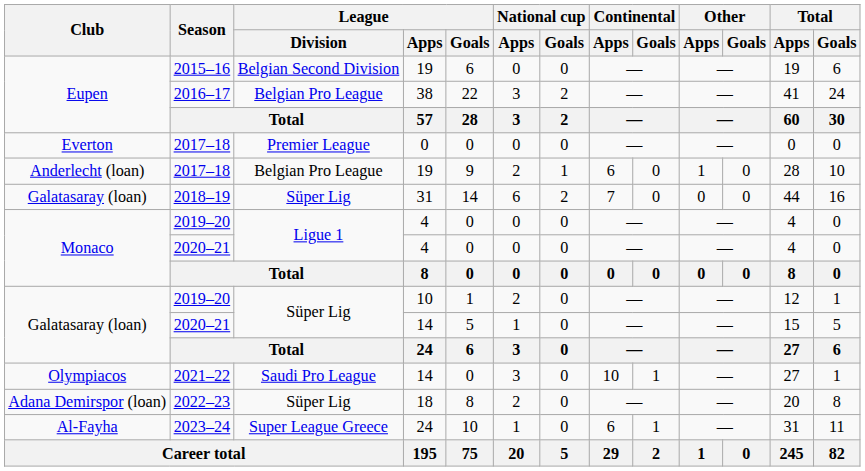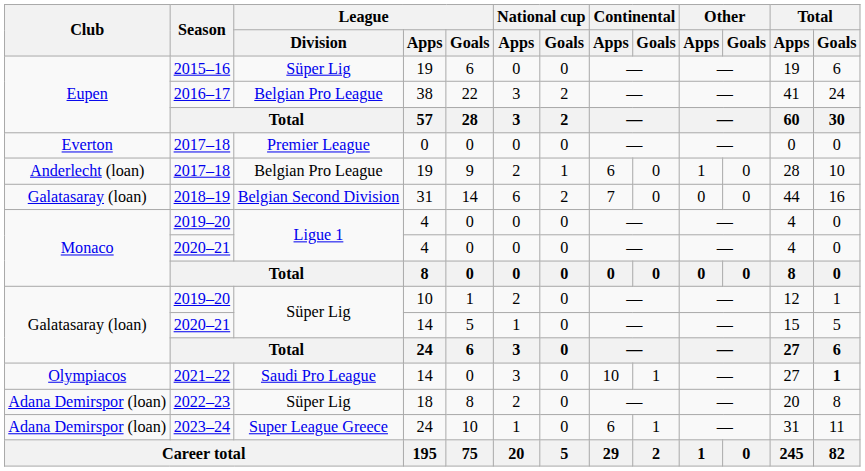(318, 68) Belgian Second Division -> (318, 68) Süper Lig
(318, 196) Süper Lig -> (318, 196) Belgian Second Division
(837, 376) normal -> (837, 376) bold
(87, 427) Al-Fayha -> (87, 427) Adana Demirspor (loan)
